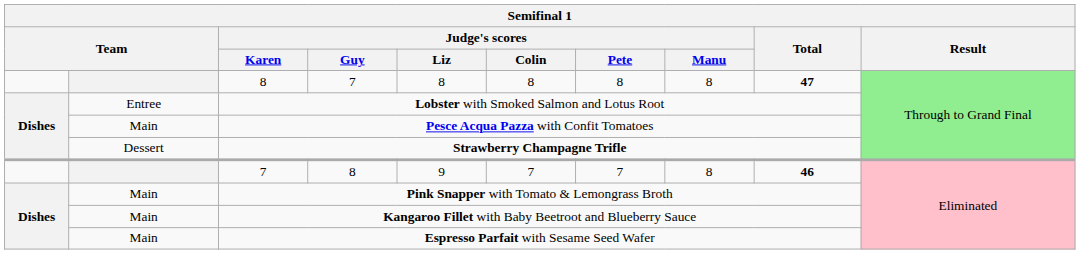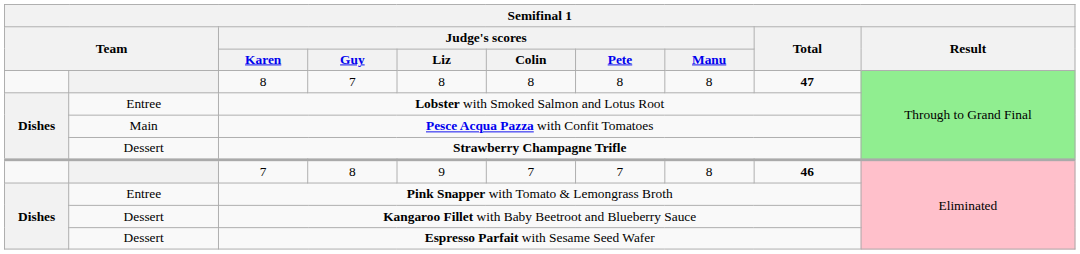(144, 194) Main -> (144, 194) Entree
(144, 216) Main -> (144, 216) Dessert
(144, 238) Main -> (144, 238) Dessert
